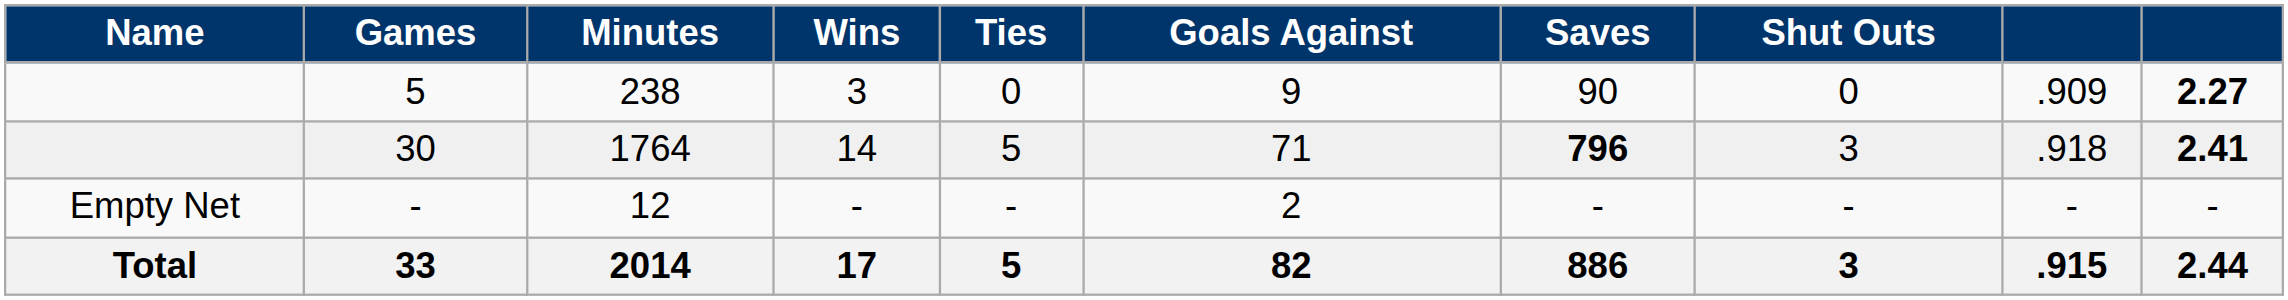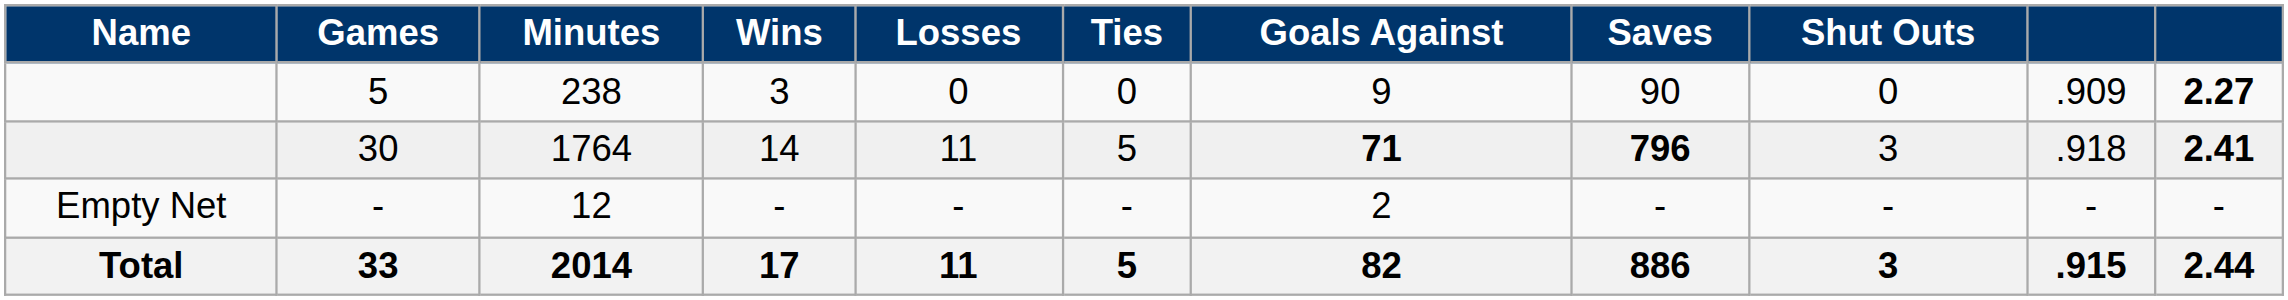+ column: (958, 33)
(1291, 149) normal -> (1381, 149) bold
